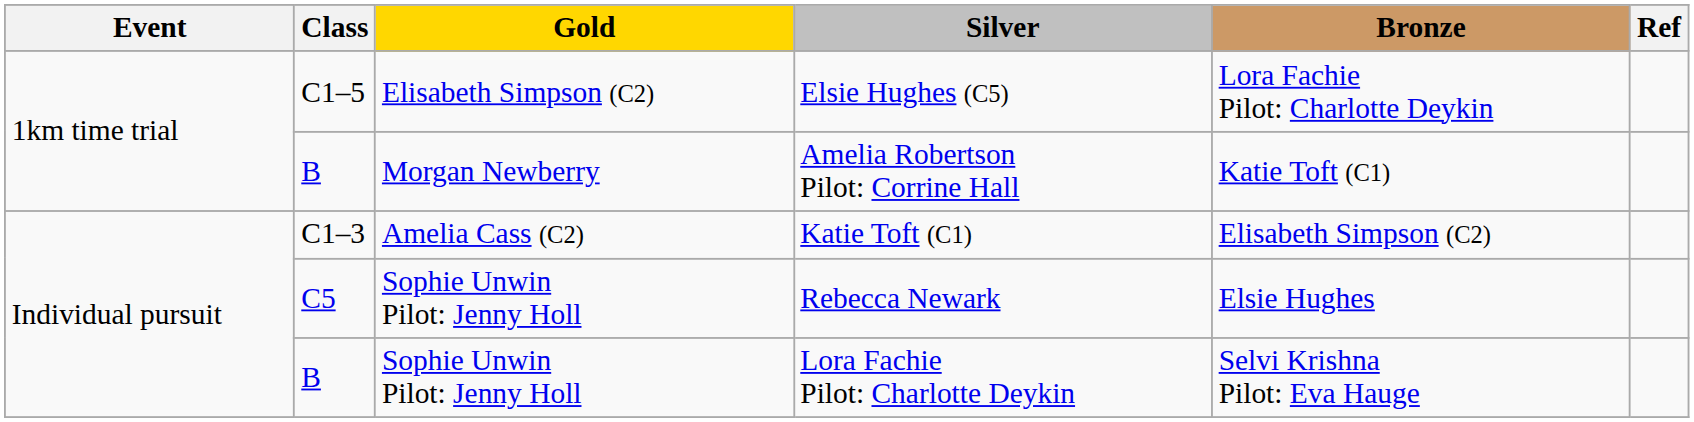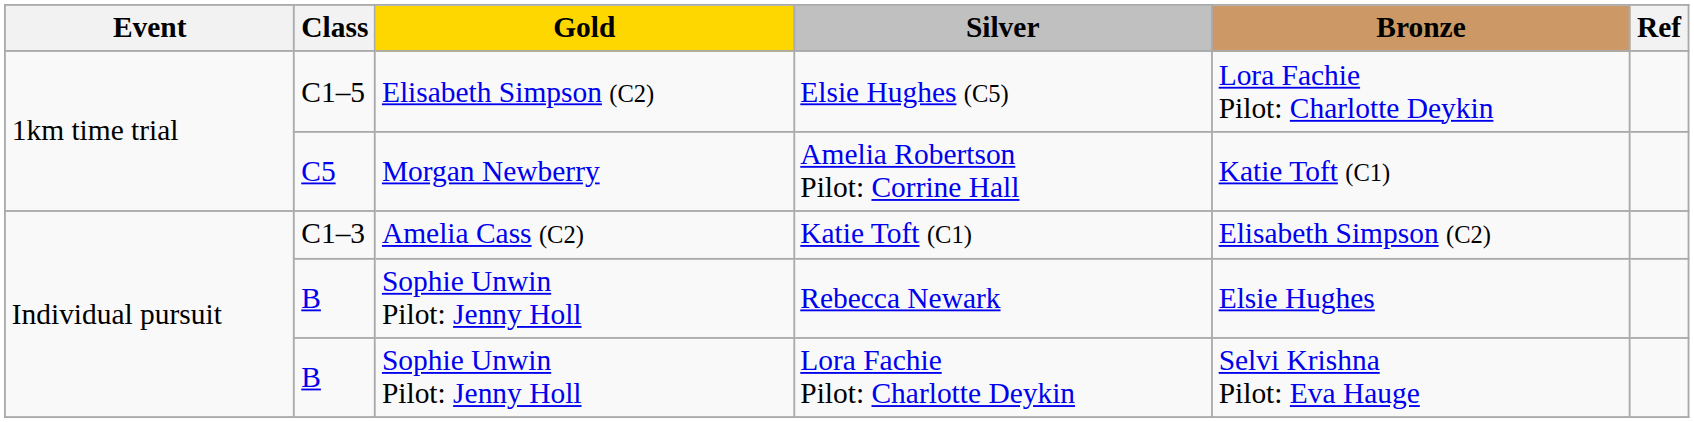(311, 170) B -> (318, 170) C5
(318, 297) C5 -> (311, 297) B
